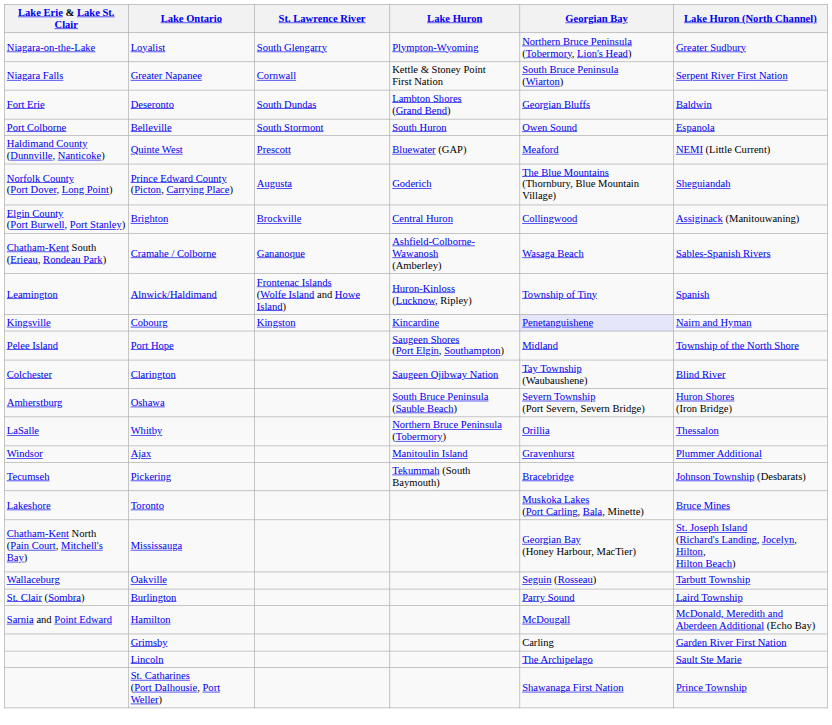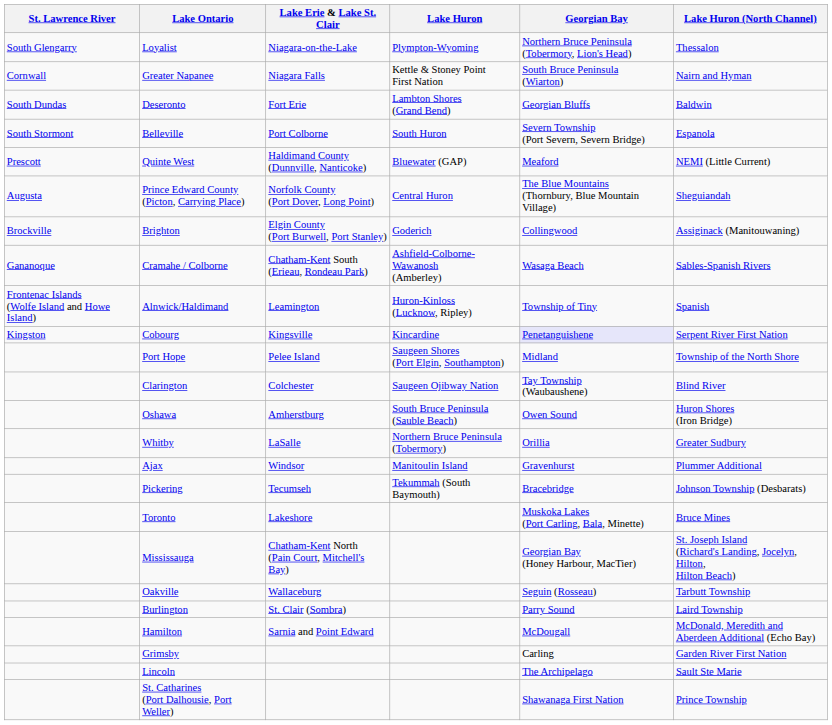columns swapped: (322, 18) <-> (66, 18)
(711, 47) Greater Sudbury -> (697, 47) Thessalon
(732, 76) Serpent River First Nation -> (714, 76) Nairn and Hyman
(550, 127) Owen Sound -> (583, 133) Severn Township (Port Severn, Severn Bridge)
(412, 184) Goderich -> (423, 196) Central Huron
(423, 219) Central Huron -> (412, 231) Goderich
(714, 322) Nairn and Hyman -> (732, 334) Serpent River First Nation
(583, 402) Severn Township (Port Severn, Severn Bridge) -> (550, 414) Owen Sound
(697, 431) Thessalon -> (711, 443) Greater Sudbury
